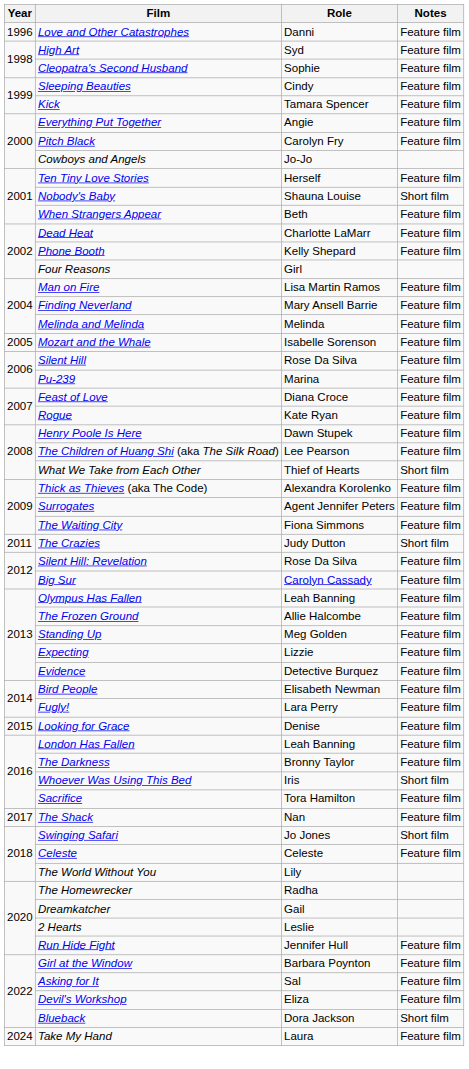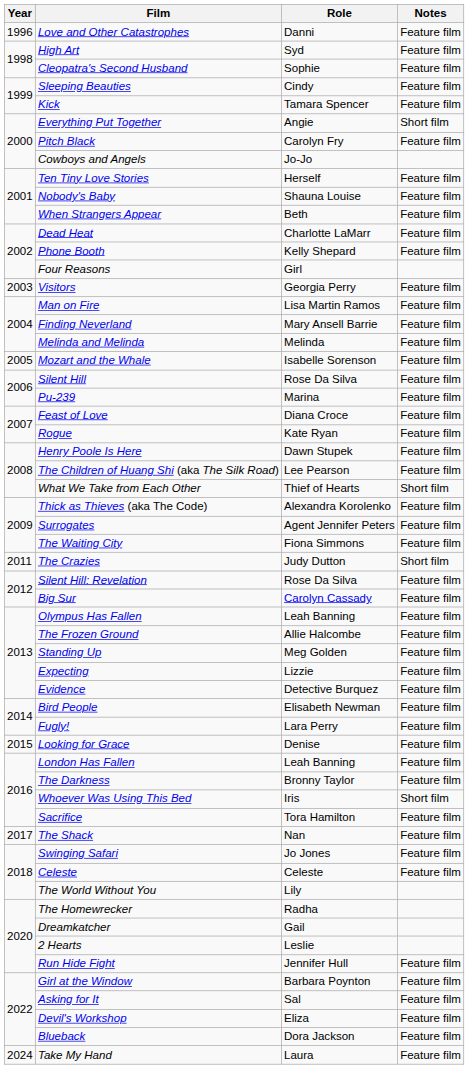(431, 123) Feature film -> (424, 123) Short film
(424, 196) Short film -> (431, 196) Feature film
+ row: (57, 287)
(424, 835) Short film -> (431, 854) Feature film
(424, 1018) Short film -> (431, 1036) Feature film
